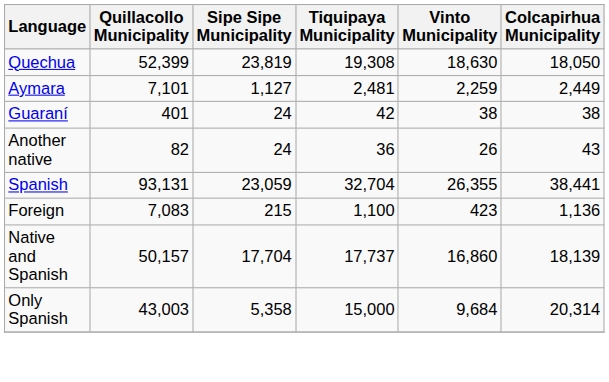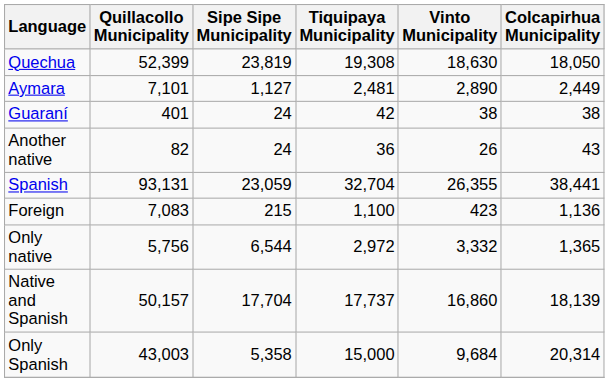(477, 88) 2,259 -> (477, 88) 2,890
+ row: (30, 246)
